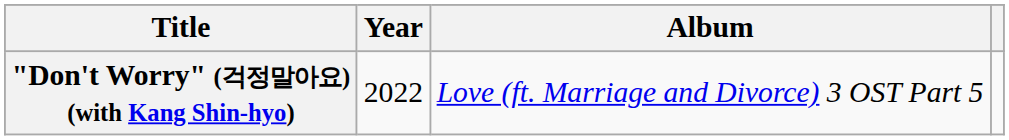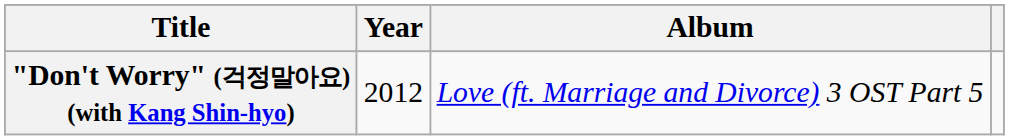(393, 92) 2022 -> (393, 92) 2012
